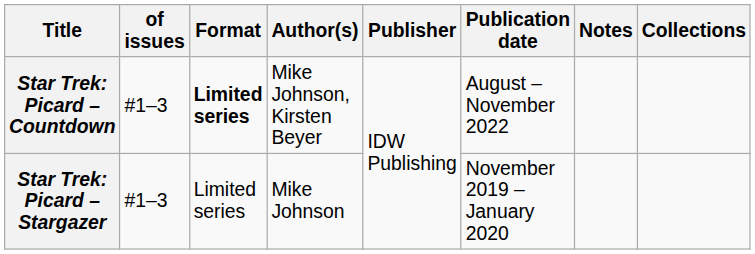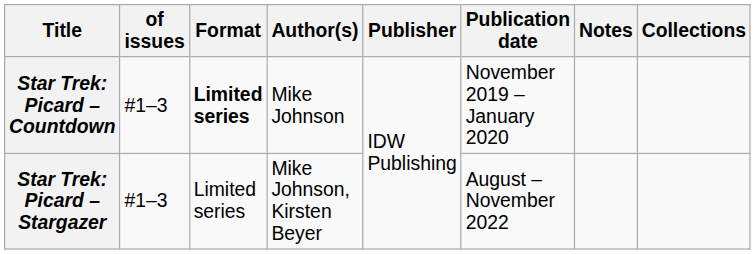(311, 105) Mike Johnson, Kirsten Beyer -> (308, 105) Mike Johnson
(510, 105) August – November 2022 -> (510, 105) November 2019 – January 2020
(308, 201) Mike Johnson -> (311, 201) Mike Johnson, Kirsten Beyer
(510, 201) November 2019 – January 2020 -> (510, 201) August – November 2022
